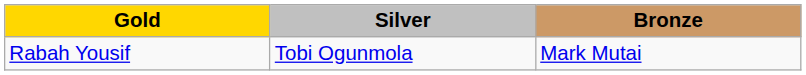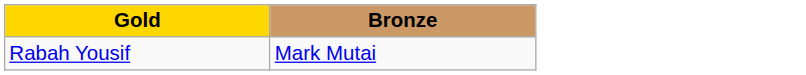- column: (403, 20)
